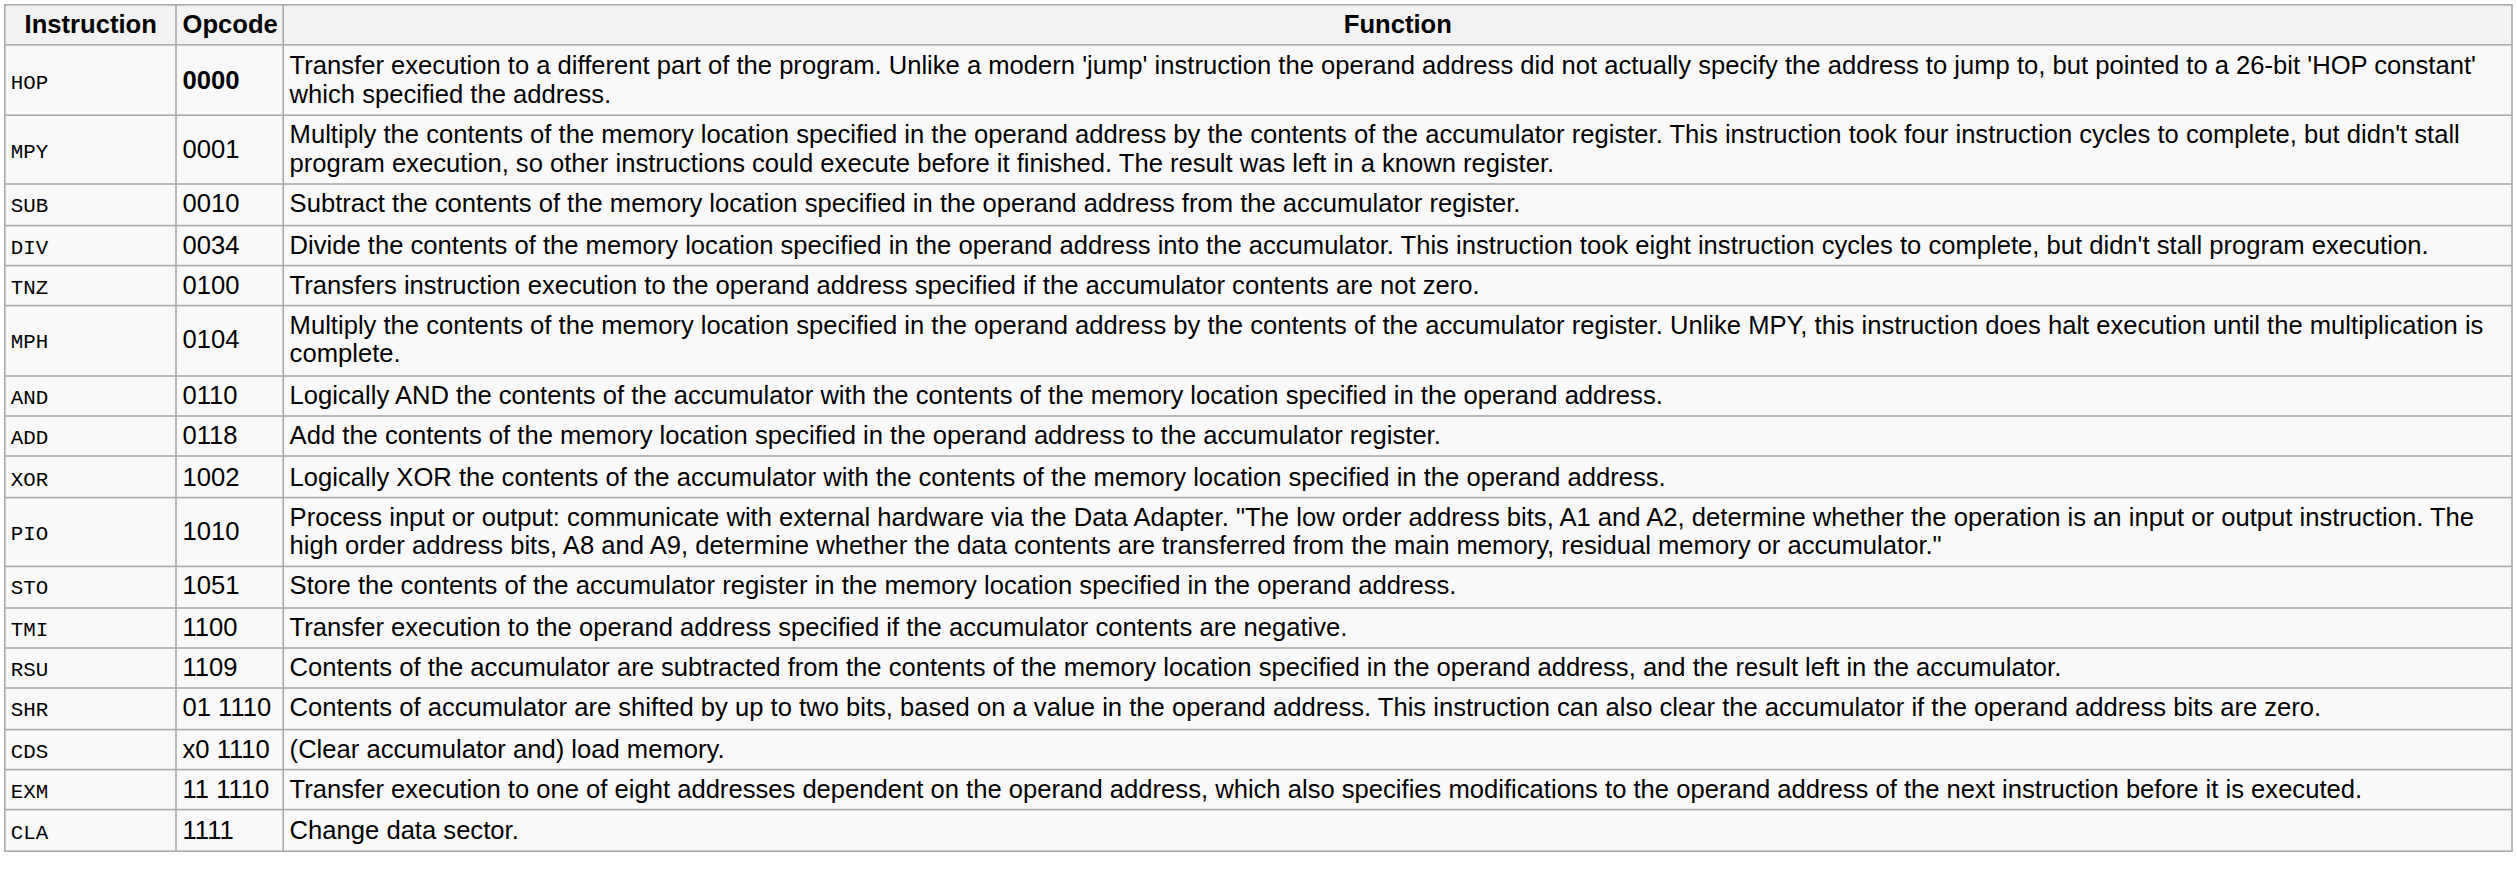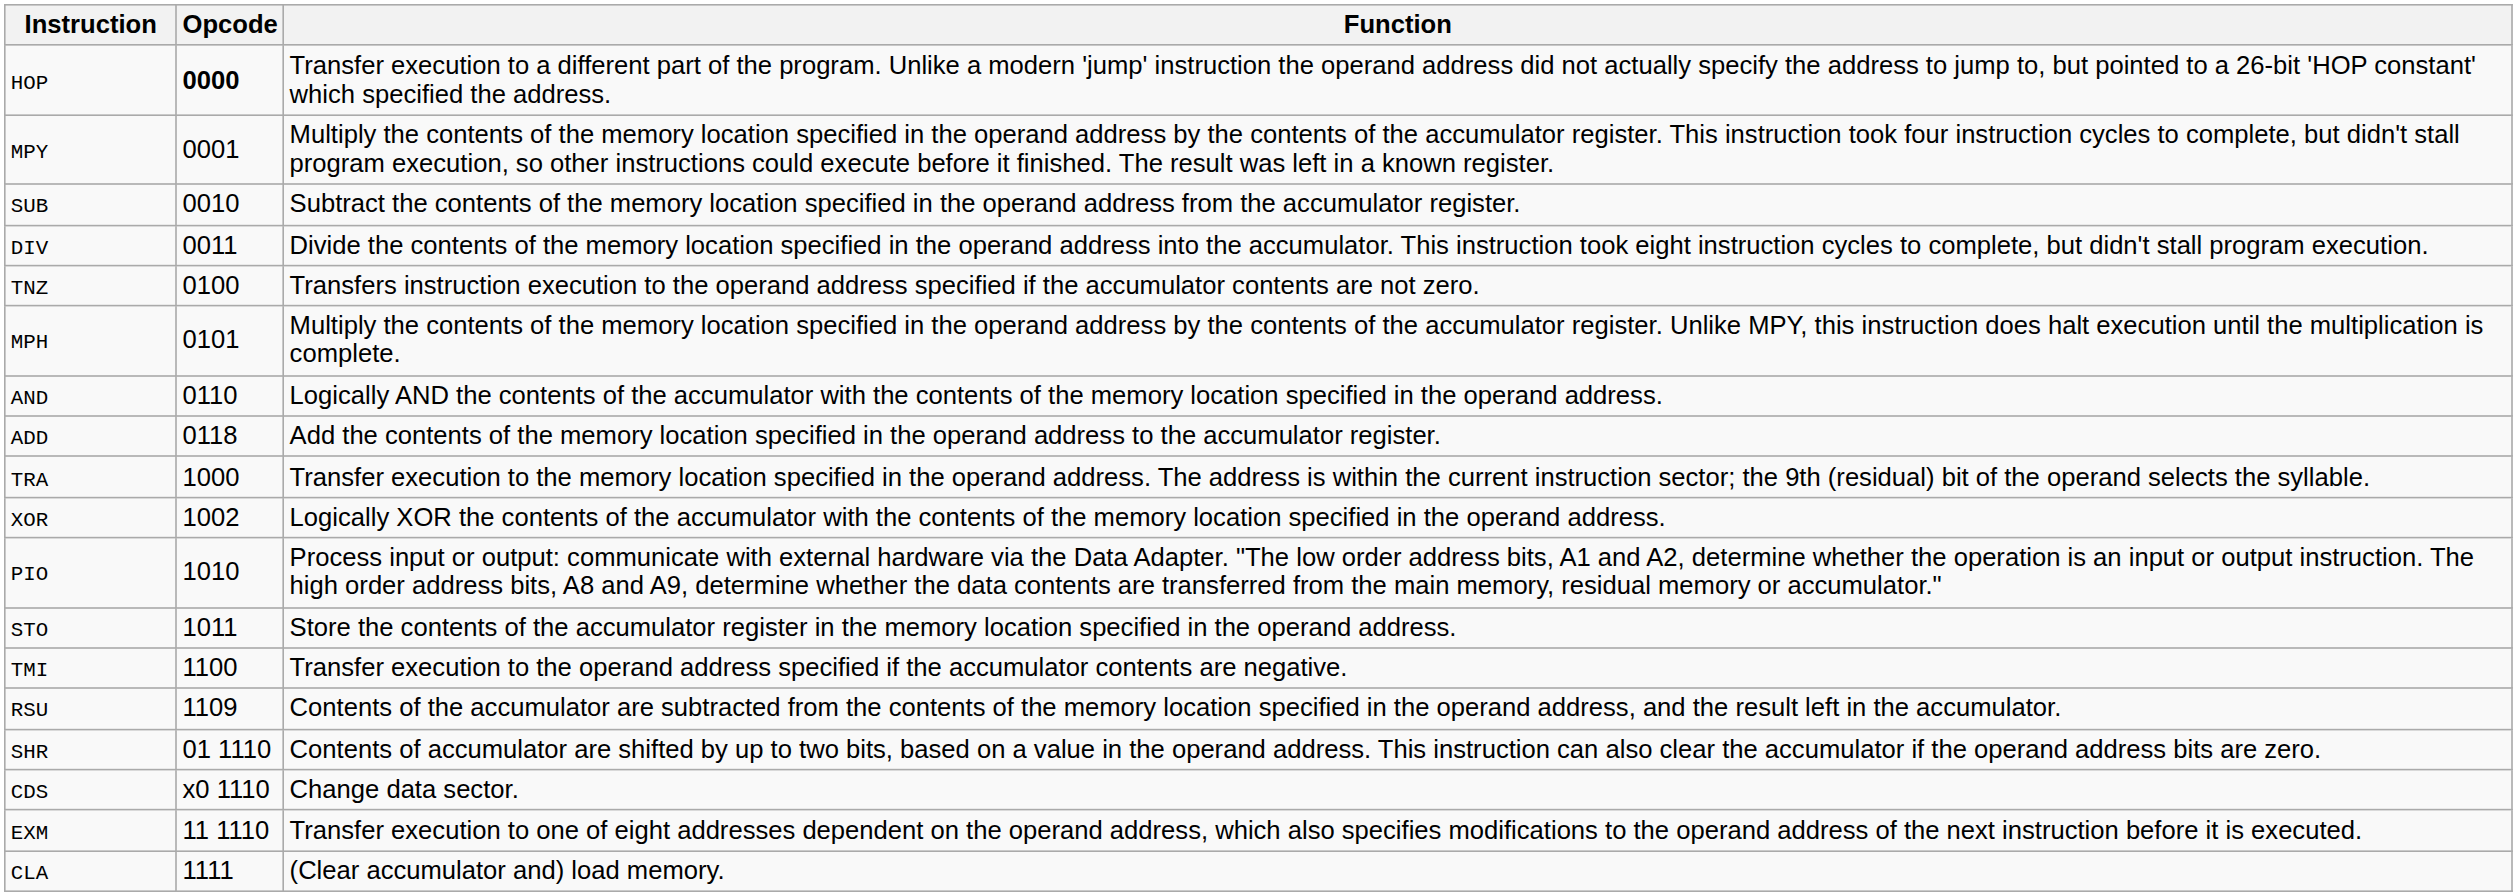(211, 244) 0034 -> (210, 244) 0011
(211, 340) 0104 -> (211, 340) 0101
+ row: (29, 479)
(211, 586) 1051 -> (210, 627) 1011
(507, 749) (Clear accumulator and) load memory. -> (404, 789) Change data sector.
(404, 830) Change data sector. -> (507, 870) (Clear accumulator and) load memory.
